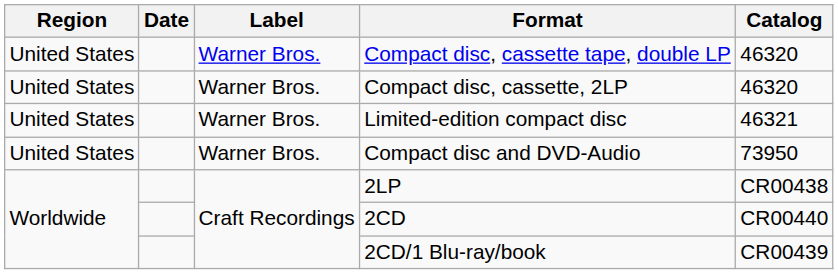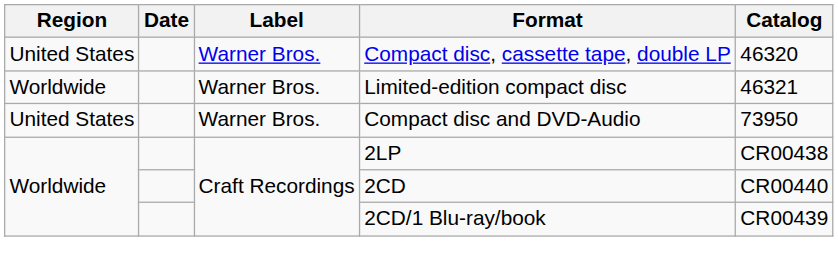- row: (496, 86)
(72, 119) United States -> (58, 86) Worldwide
